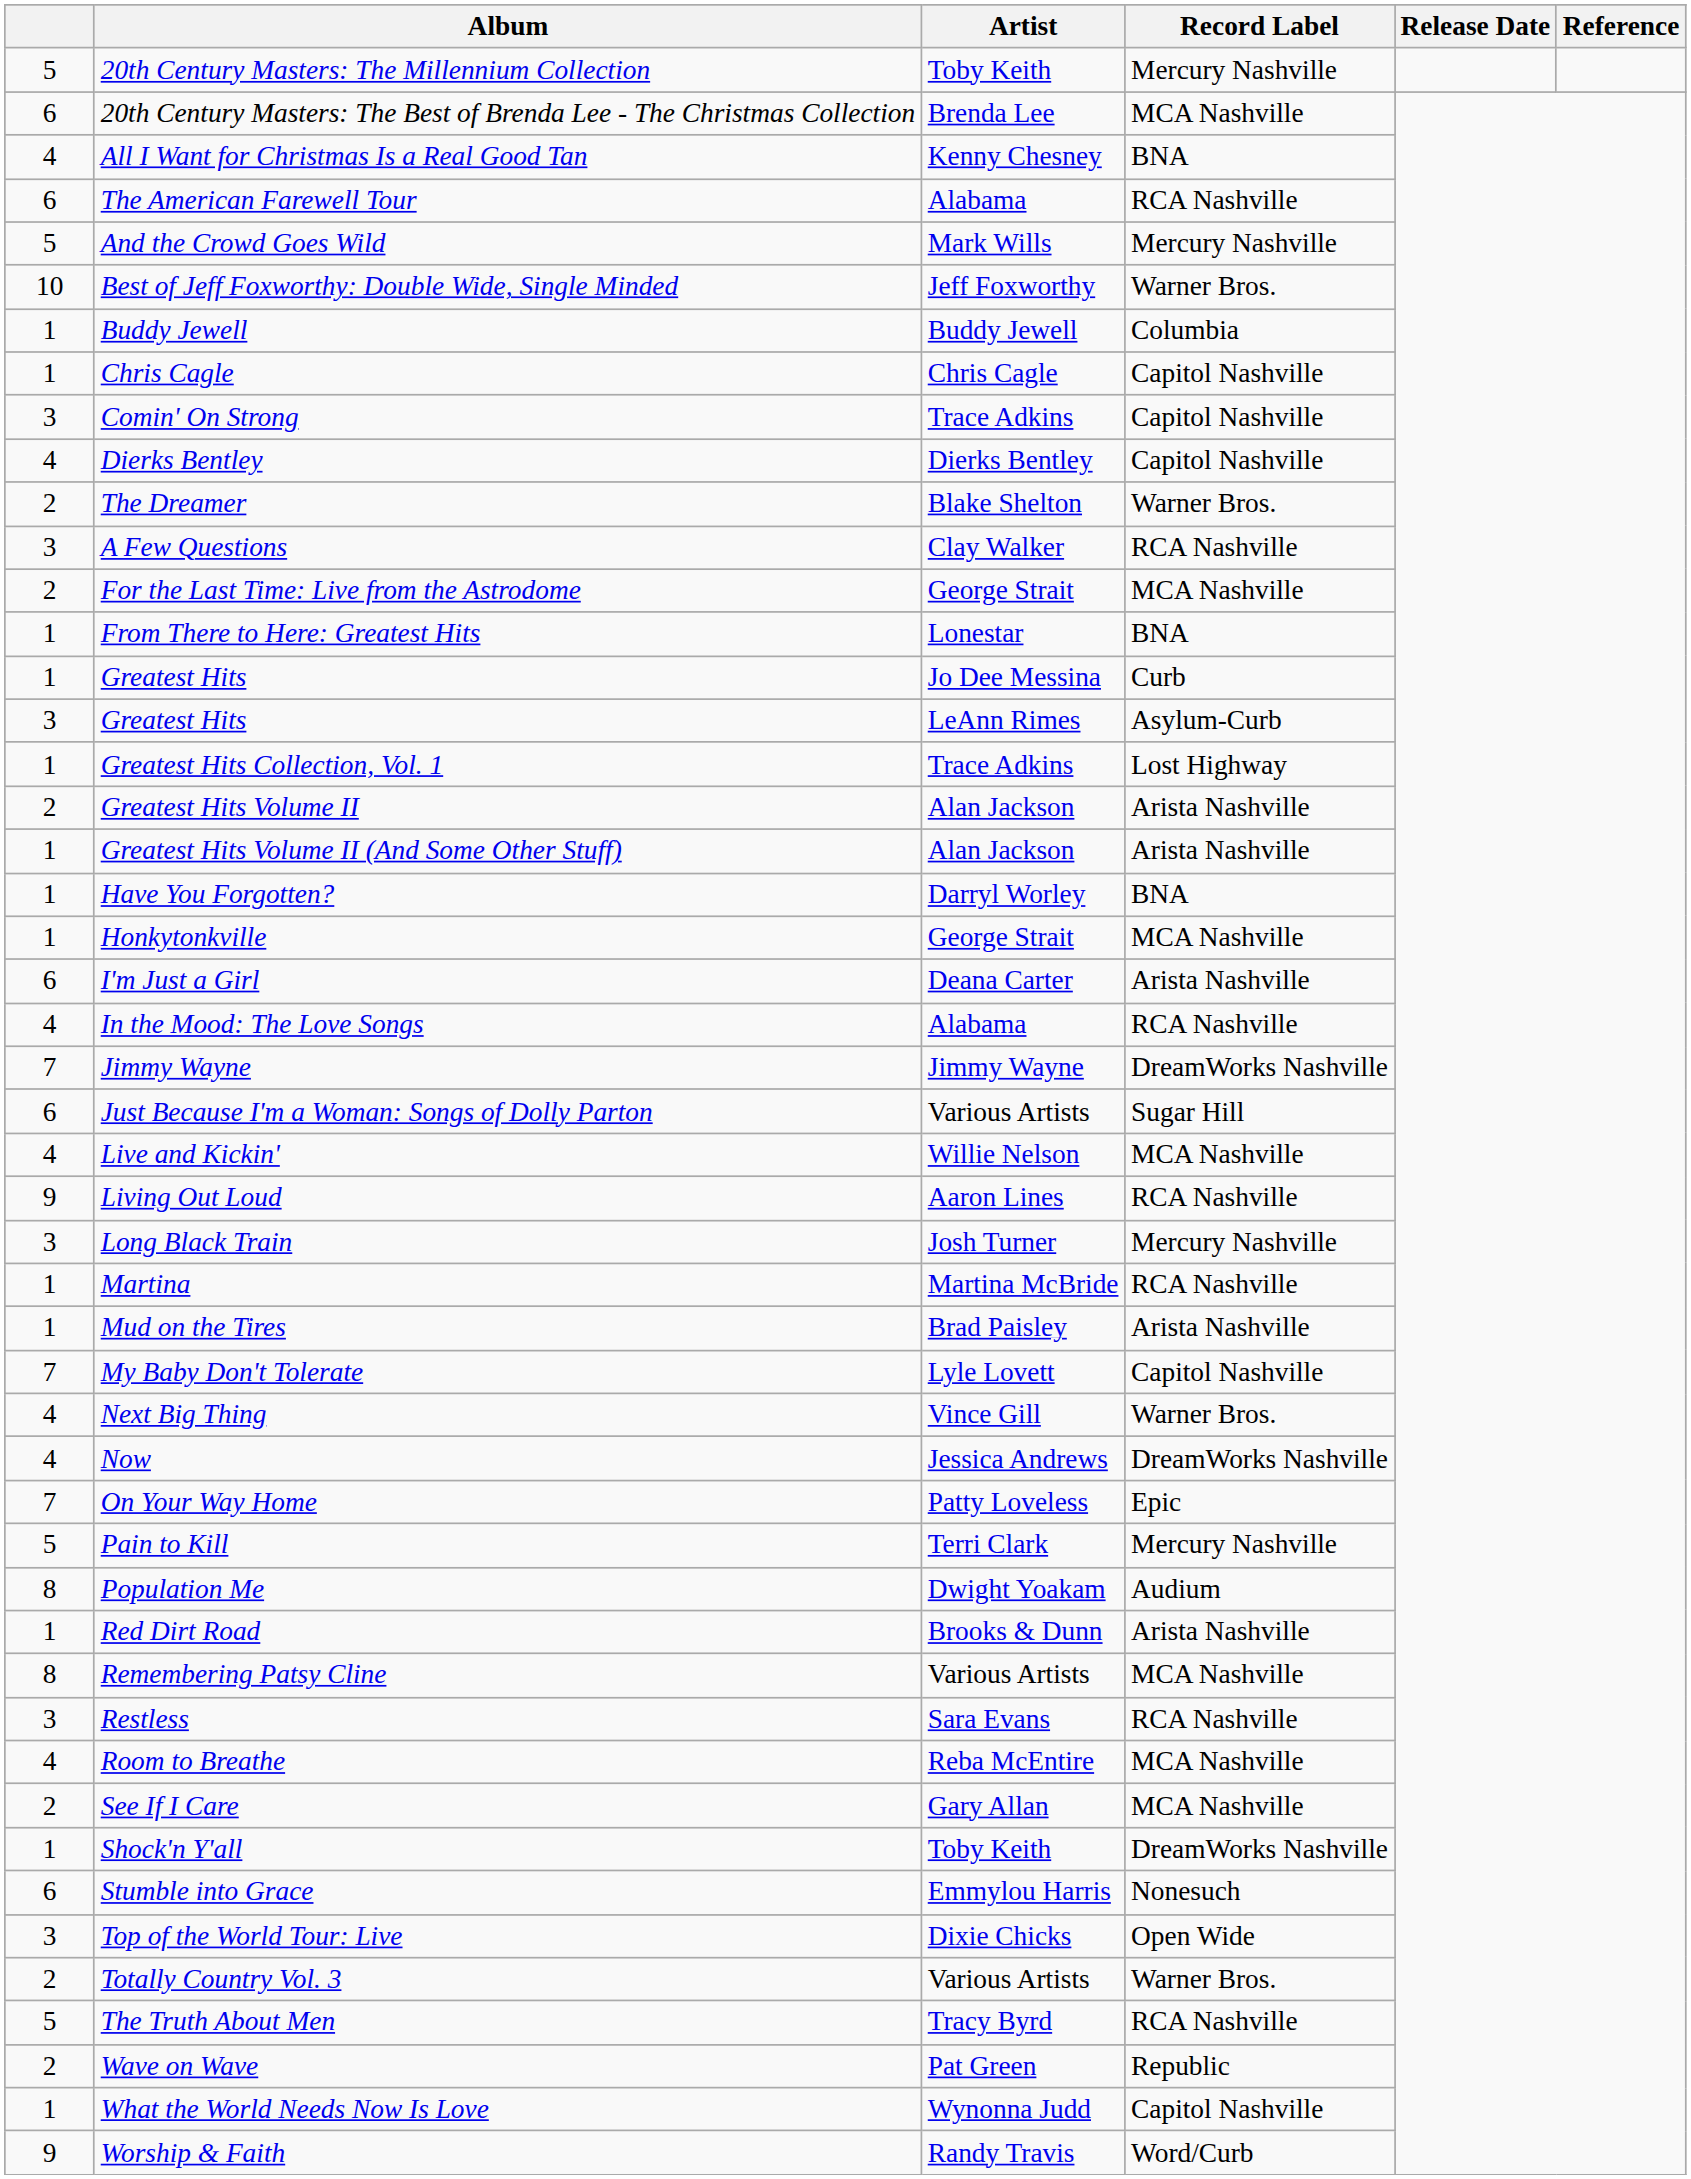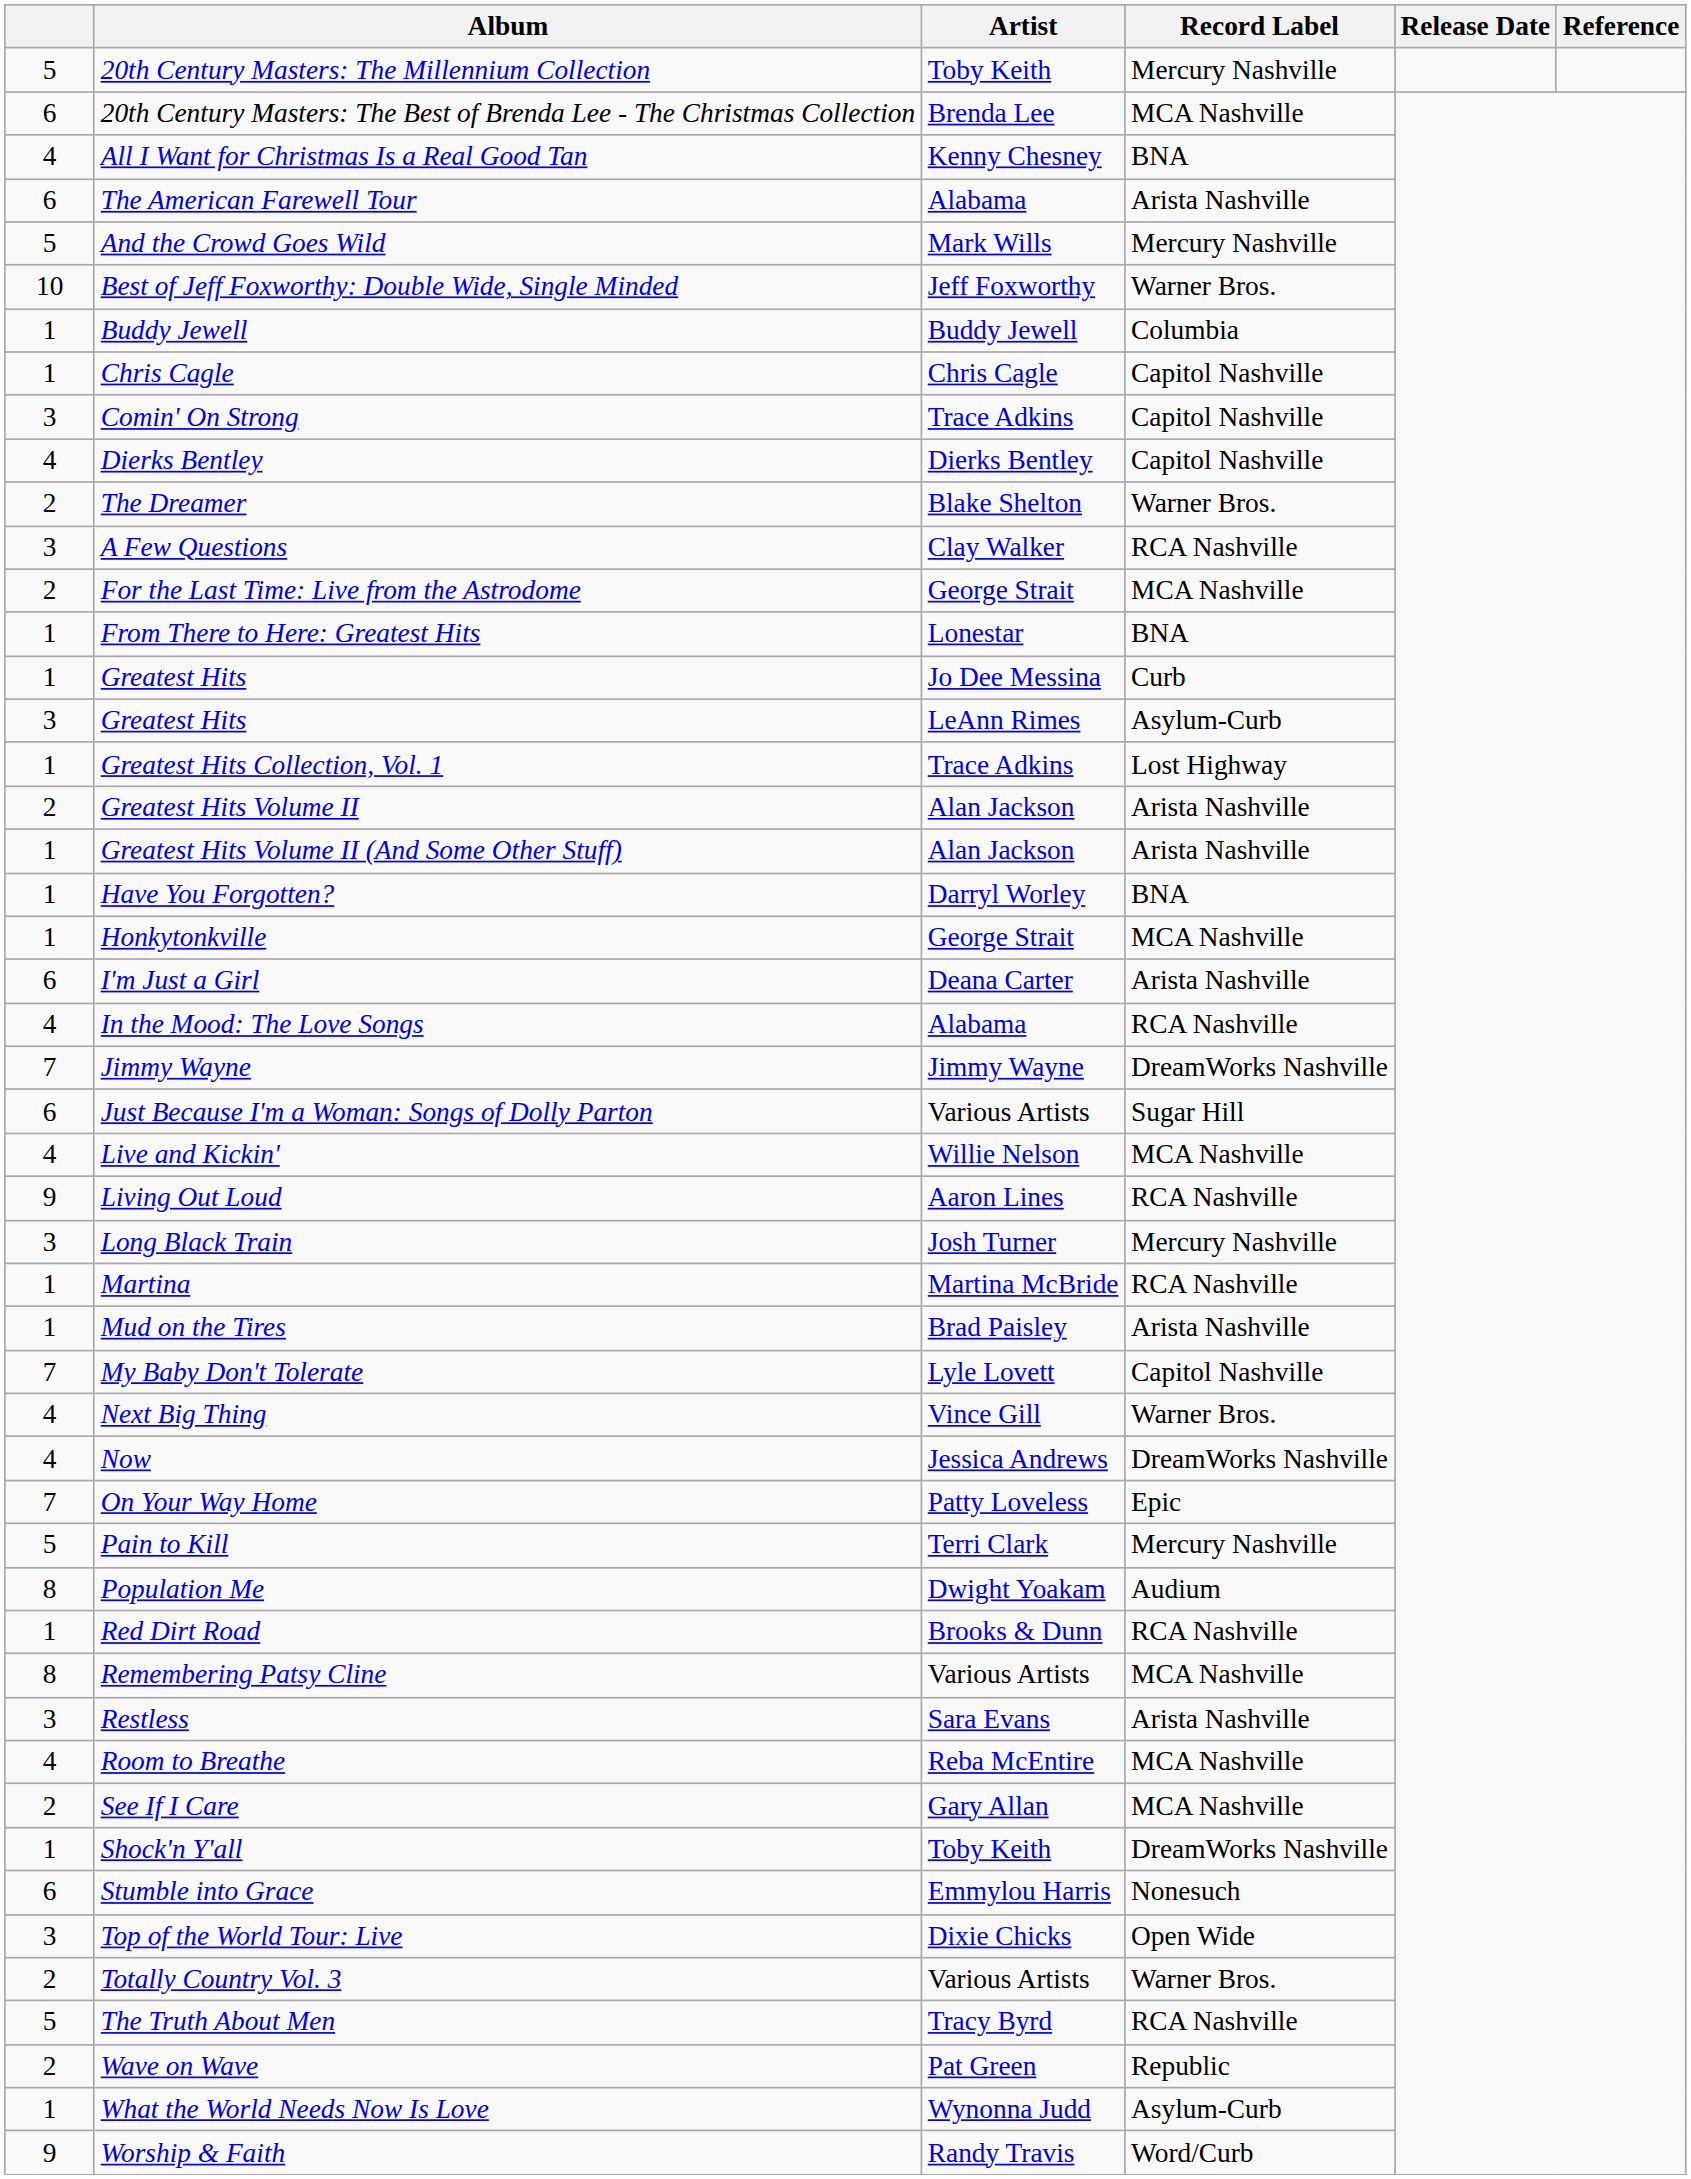(1214, 199) RCA Nashville -> (1220, 199) Arista Nashville
(1220, 1631) Arista Nashville -> (1214, 1631) RCA Nashville
(1214, 1718) RCA Nashville -> (1220, 1718) Arista Nashville
(1227, 2108) Capitol Nashville -> (1206, 2108) Asylum-Curb
